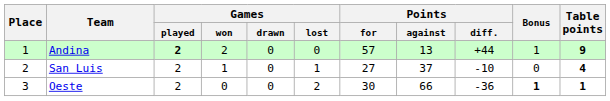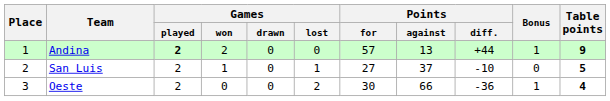(583, 68) 4 -> (583, 68) 5
(536, 86) bold -> (536, 86) normal
(583, 86) 1 -> (583, 86) 4
